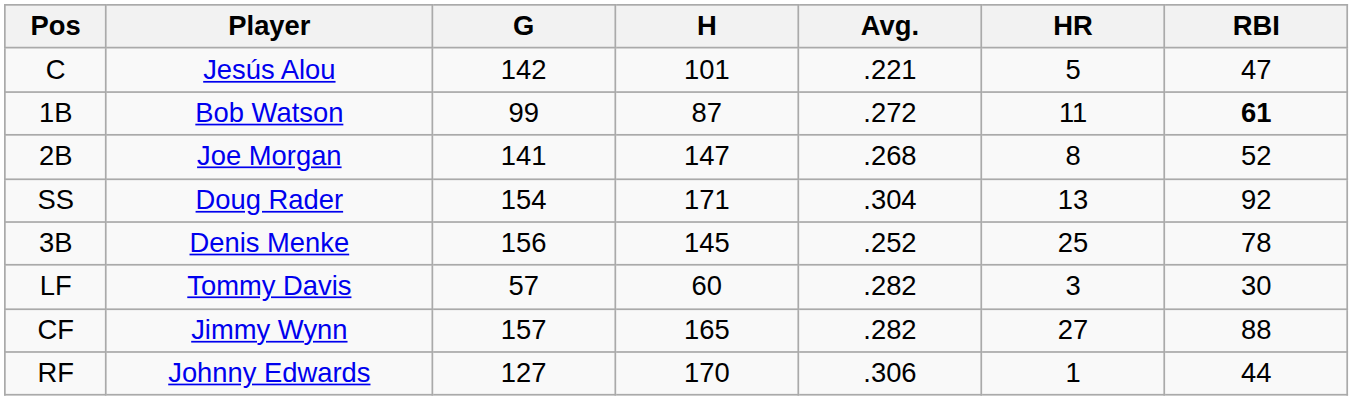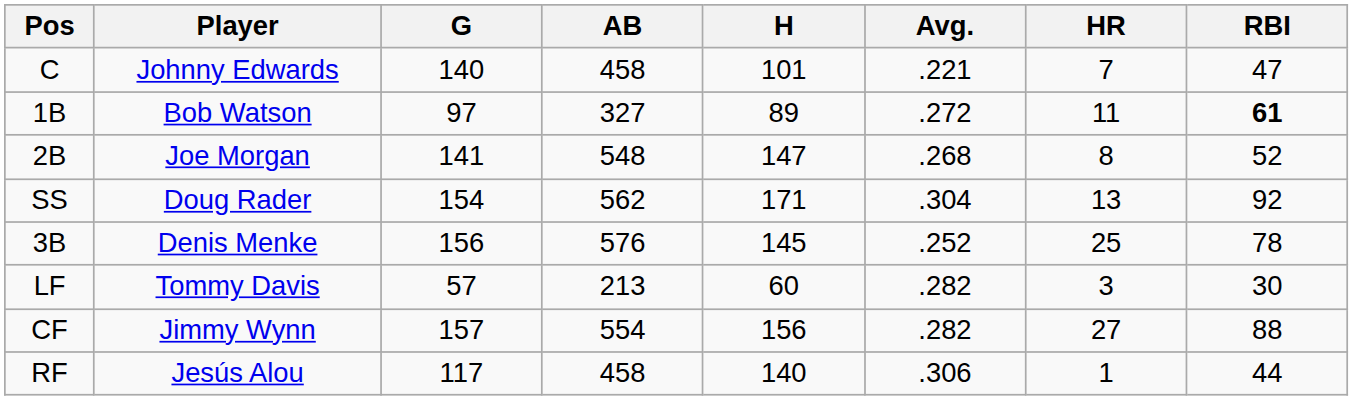+ column: (623, 26)
(269, 69) Jesús Alou -> (238, 69) Johnny Edwards
(524, 69) 142 -> (461, 69) 140
(1073, 69) 5 -> (1106, 69) 7
(524, 112) 99 -> (461, 112) 97
(707, 112) 87 -> (784, 112) 89
(707, 329) 165 -> (784, 329) 156
(269, 373) Johnny Edwards -> (238, 373) Jesús Alou
(524, 373) 127 -> (461, 373) 117
(707, 373) 170 -> (784, 373) 140
